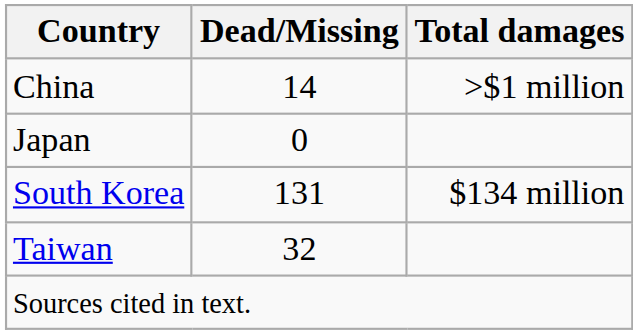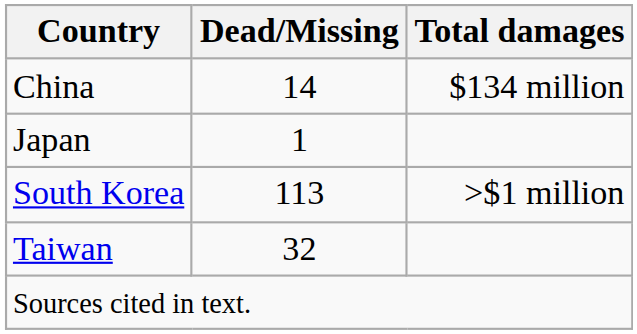(544, 85) >$1 million -> (537, 85) $134 million
(299, 139) 0 -> (299, 139) 1
(299, 193) 131 -> (299, 193) 113
(537, 193) $134 million -> (544, 193) >$1 million
